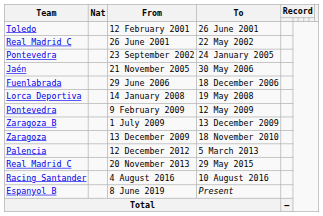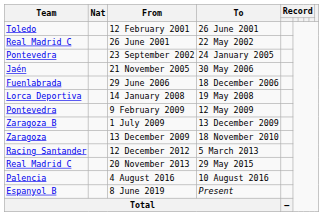(26, 151) Palencia -> (46, 151) Racing Santander
(46, 178) Racing Santander -> (26, 178) Palencia
